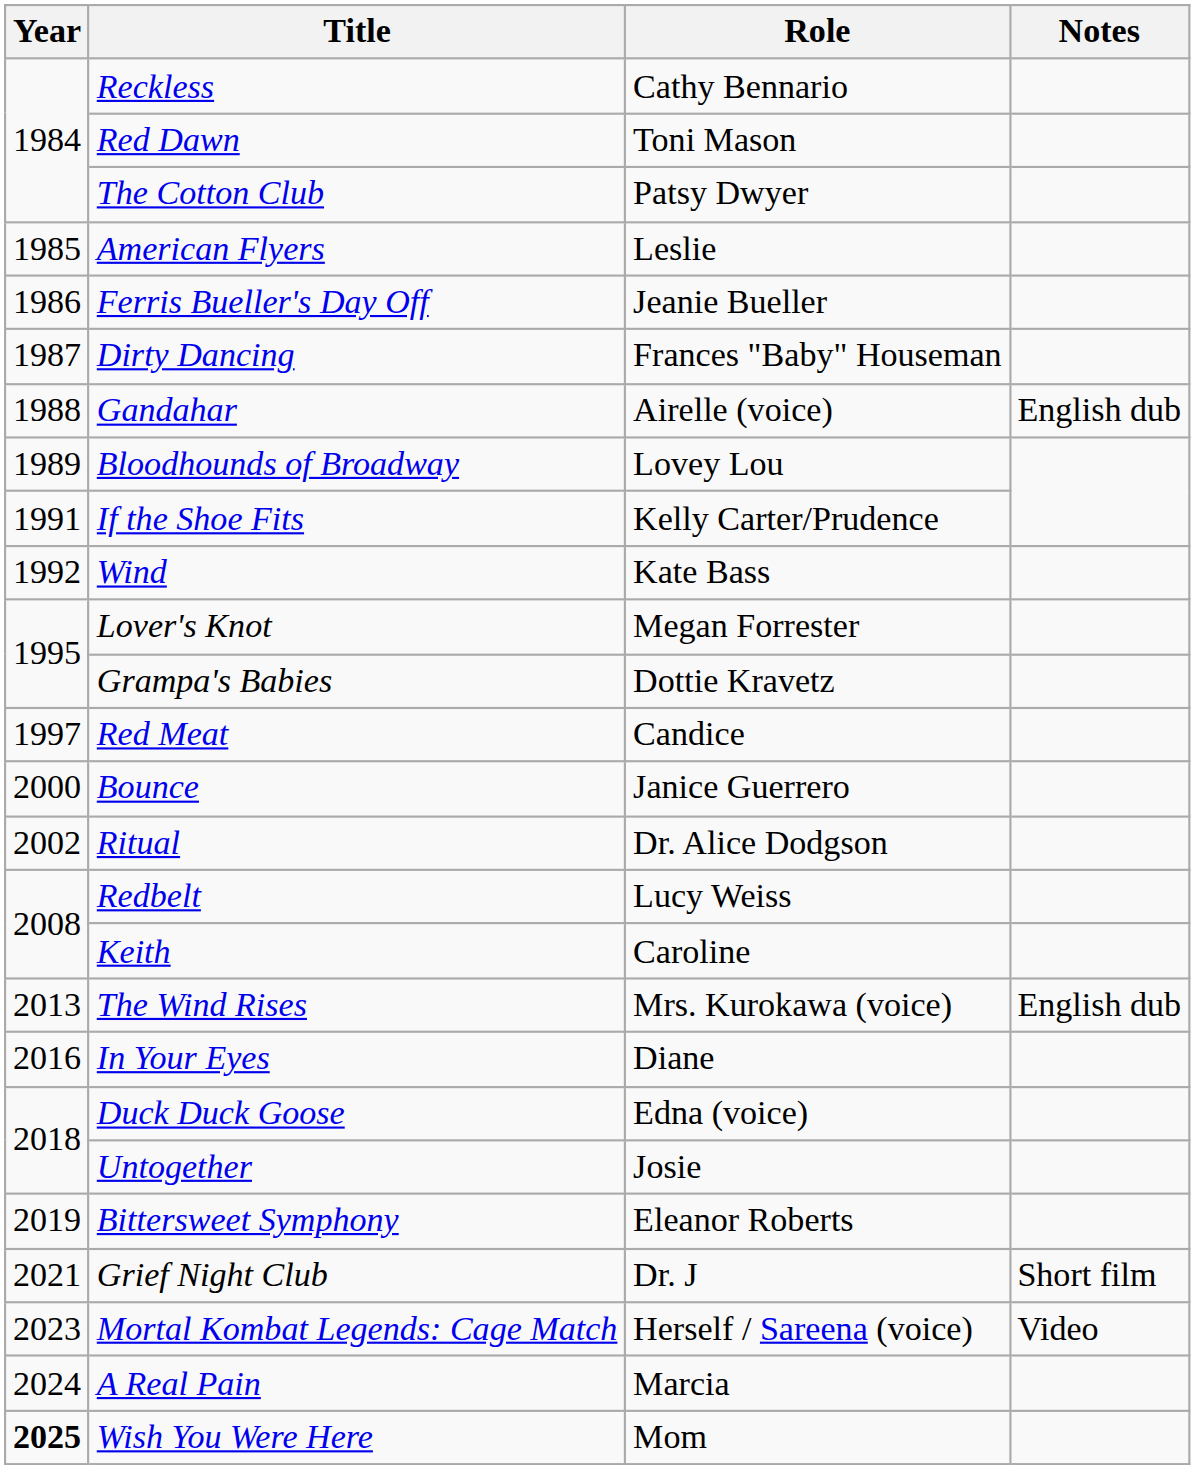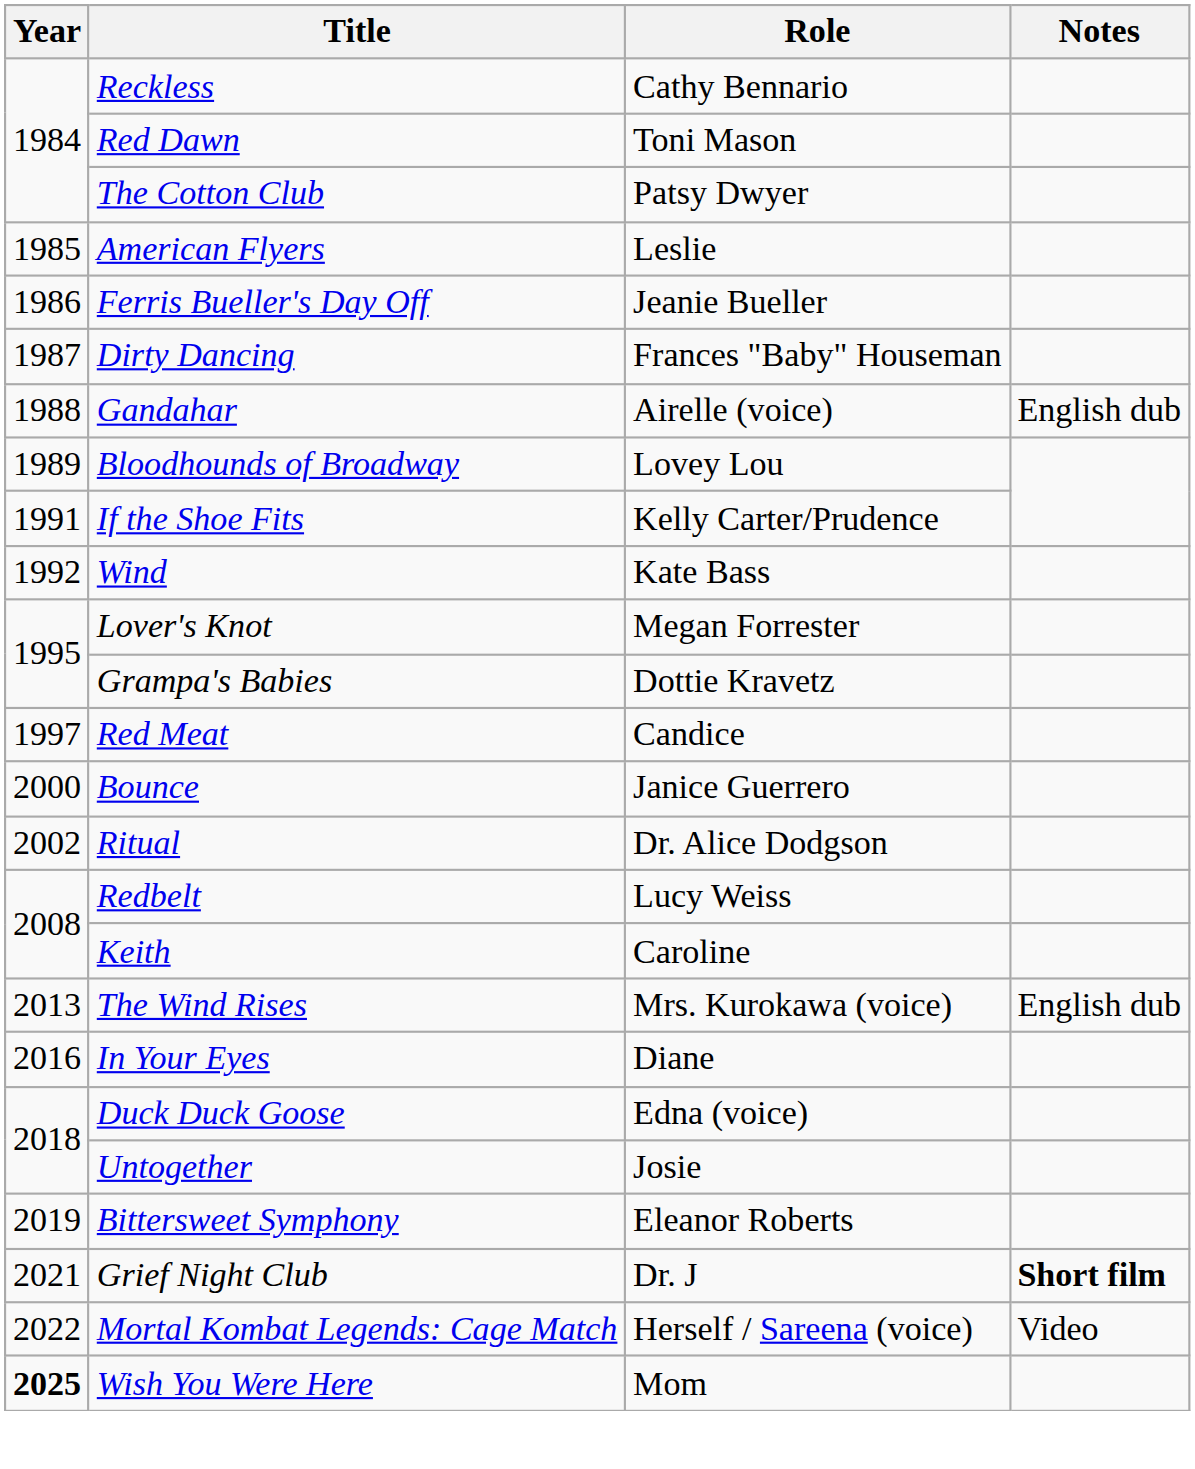(1087, 1274) normal -> (1092, 1274) bold
(47, 1328) 2023 -> (47, 1328) 2022
- row: (179, 1382)
